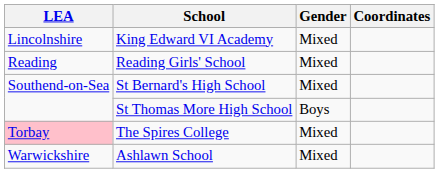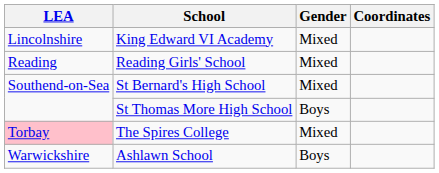(318, 156) Mixed -> (314, 156) Boys
